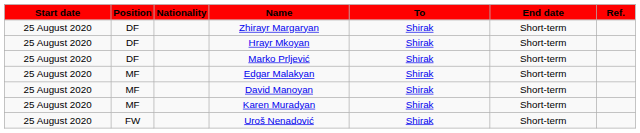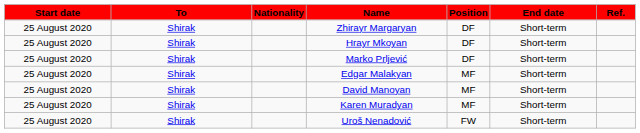columns swapped: (133, 12) <-> (420, 12)
